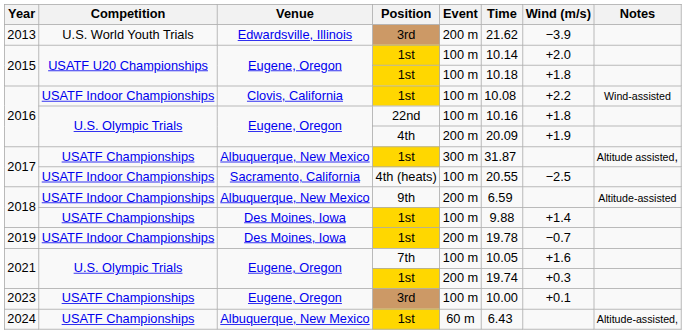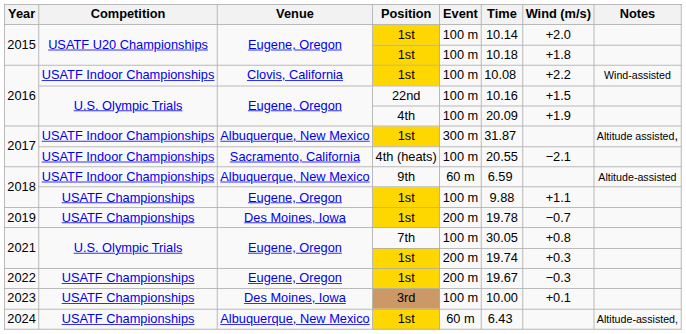- row: (22, 34)
(558, 116) +1.8 -> (558, 95) +1.5
(460, 136) 200 m -> (460, 116) 100 m
(128, 156) USATF Championships -> (128, 136) USATF Indoor Championships
(558, 177) −2.5 -> (558, 156) −2.1
(460, 197) 200 m -> (460, 177) 60 m
(295, 217) Des Moines, Iowa -> (295, 197) Eugene, Oregon
(558, 217) +1.4 -> (558, 197) +1.1
(128, 237) USATF Indoor Championships -> (128, 217) USATF Championships
(502, 258) 10.05 -> (502, 237) 30.05
(558, 258) +1.6 -> (558, 237) +0.8
+ row: (22, 278)
(295, 298) Eugene, Oregon -> (295, 298) Des Moines, Iowa
